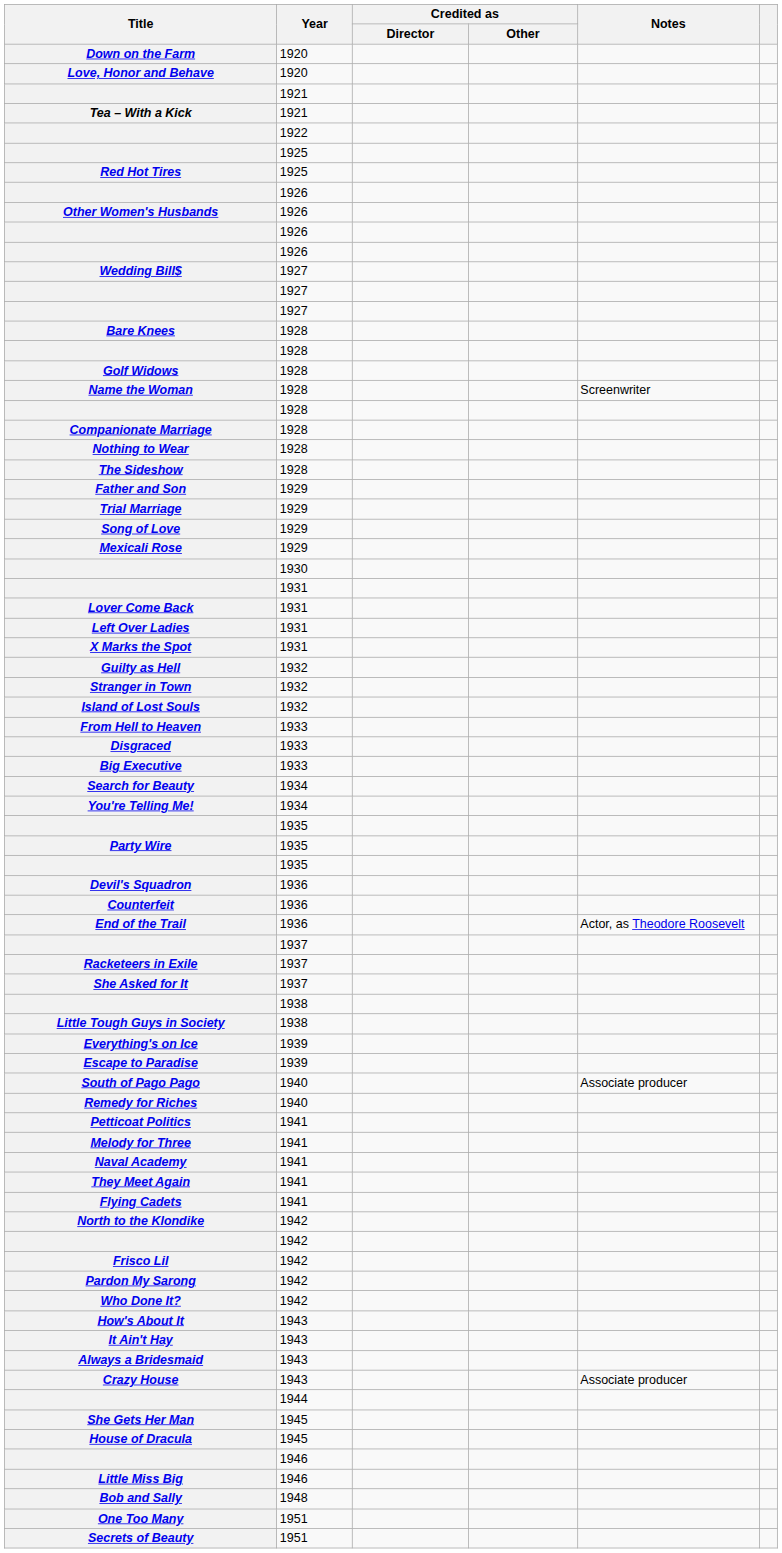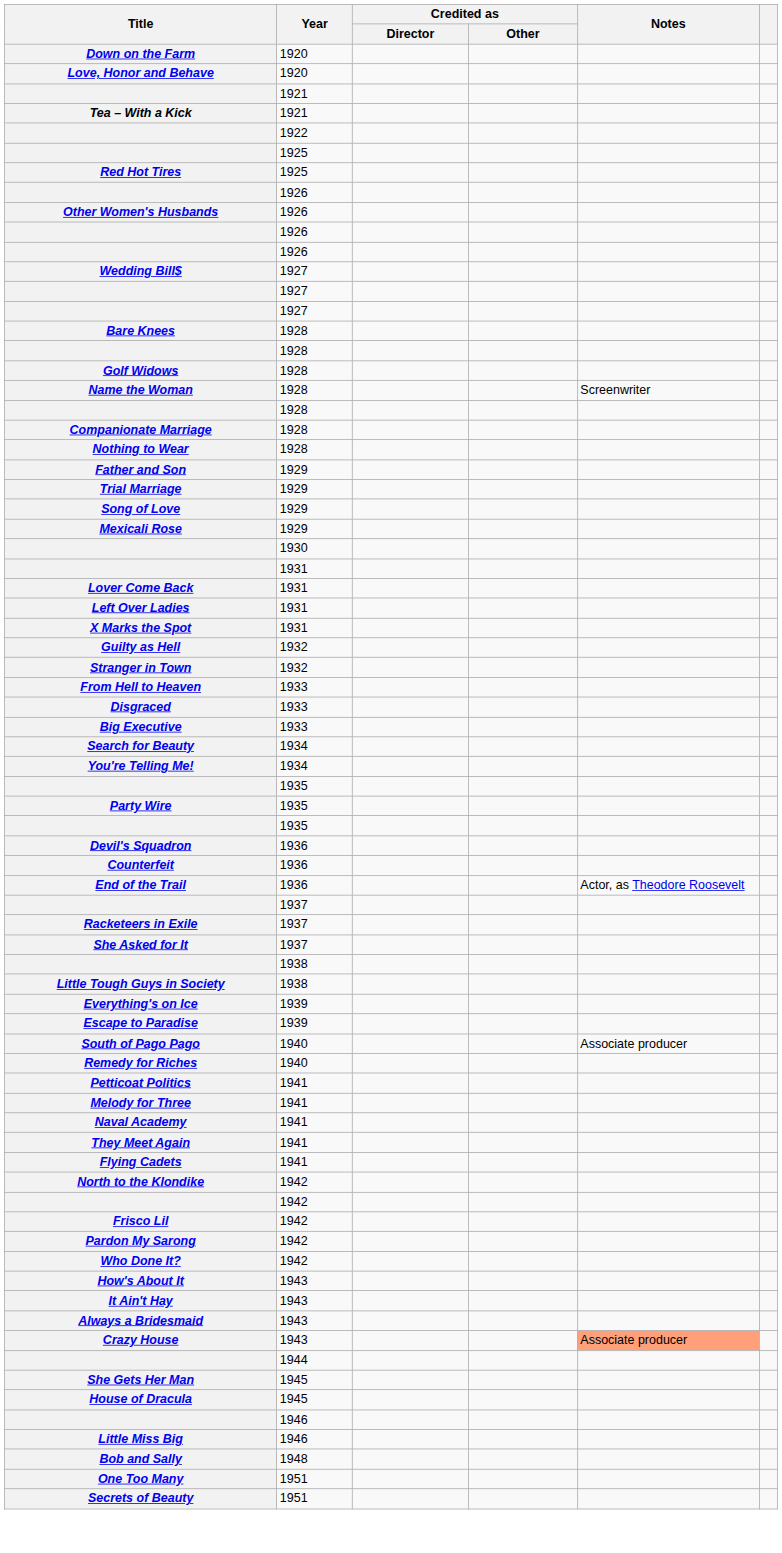- row: (141, 469)
- row: (141, 707)
(634, 1380) no background -> (634, 1340) lightsalmon background
